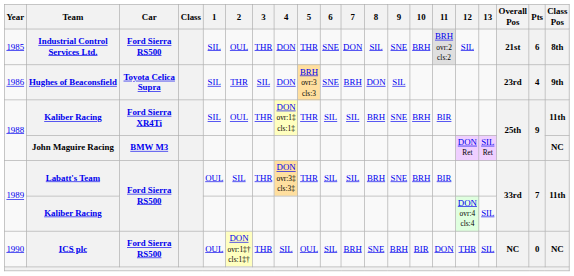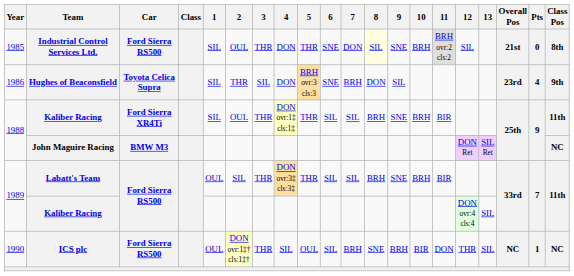(376, 46) no background -> (376, 46) lightyellow background
(537, 46) 6 -> (537, 46) 0
(537, 248) 0 -> (537, 248) 1
